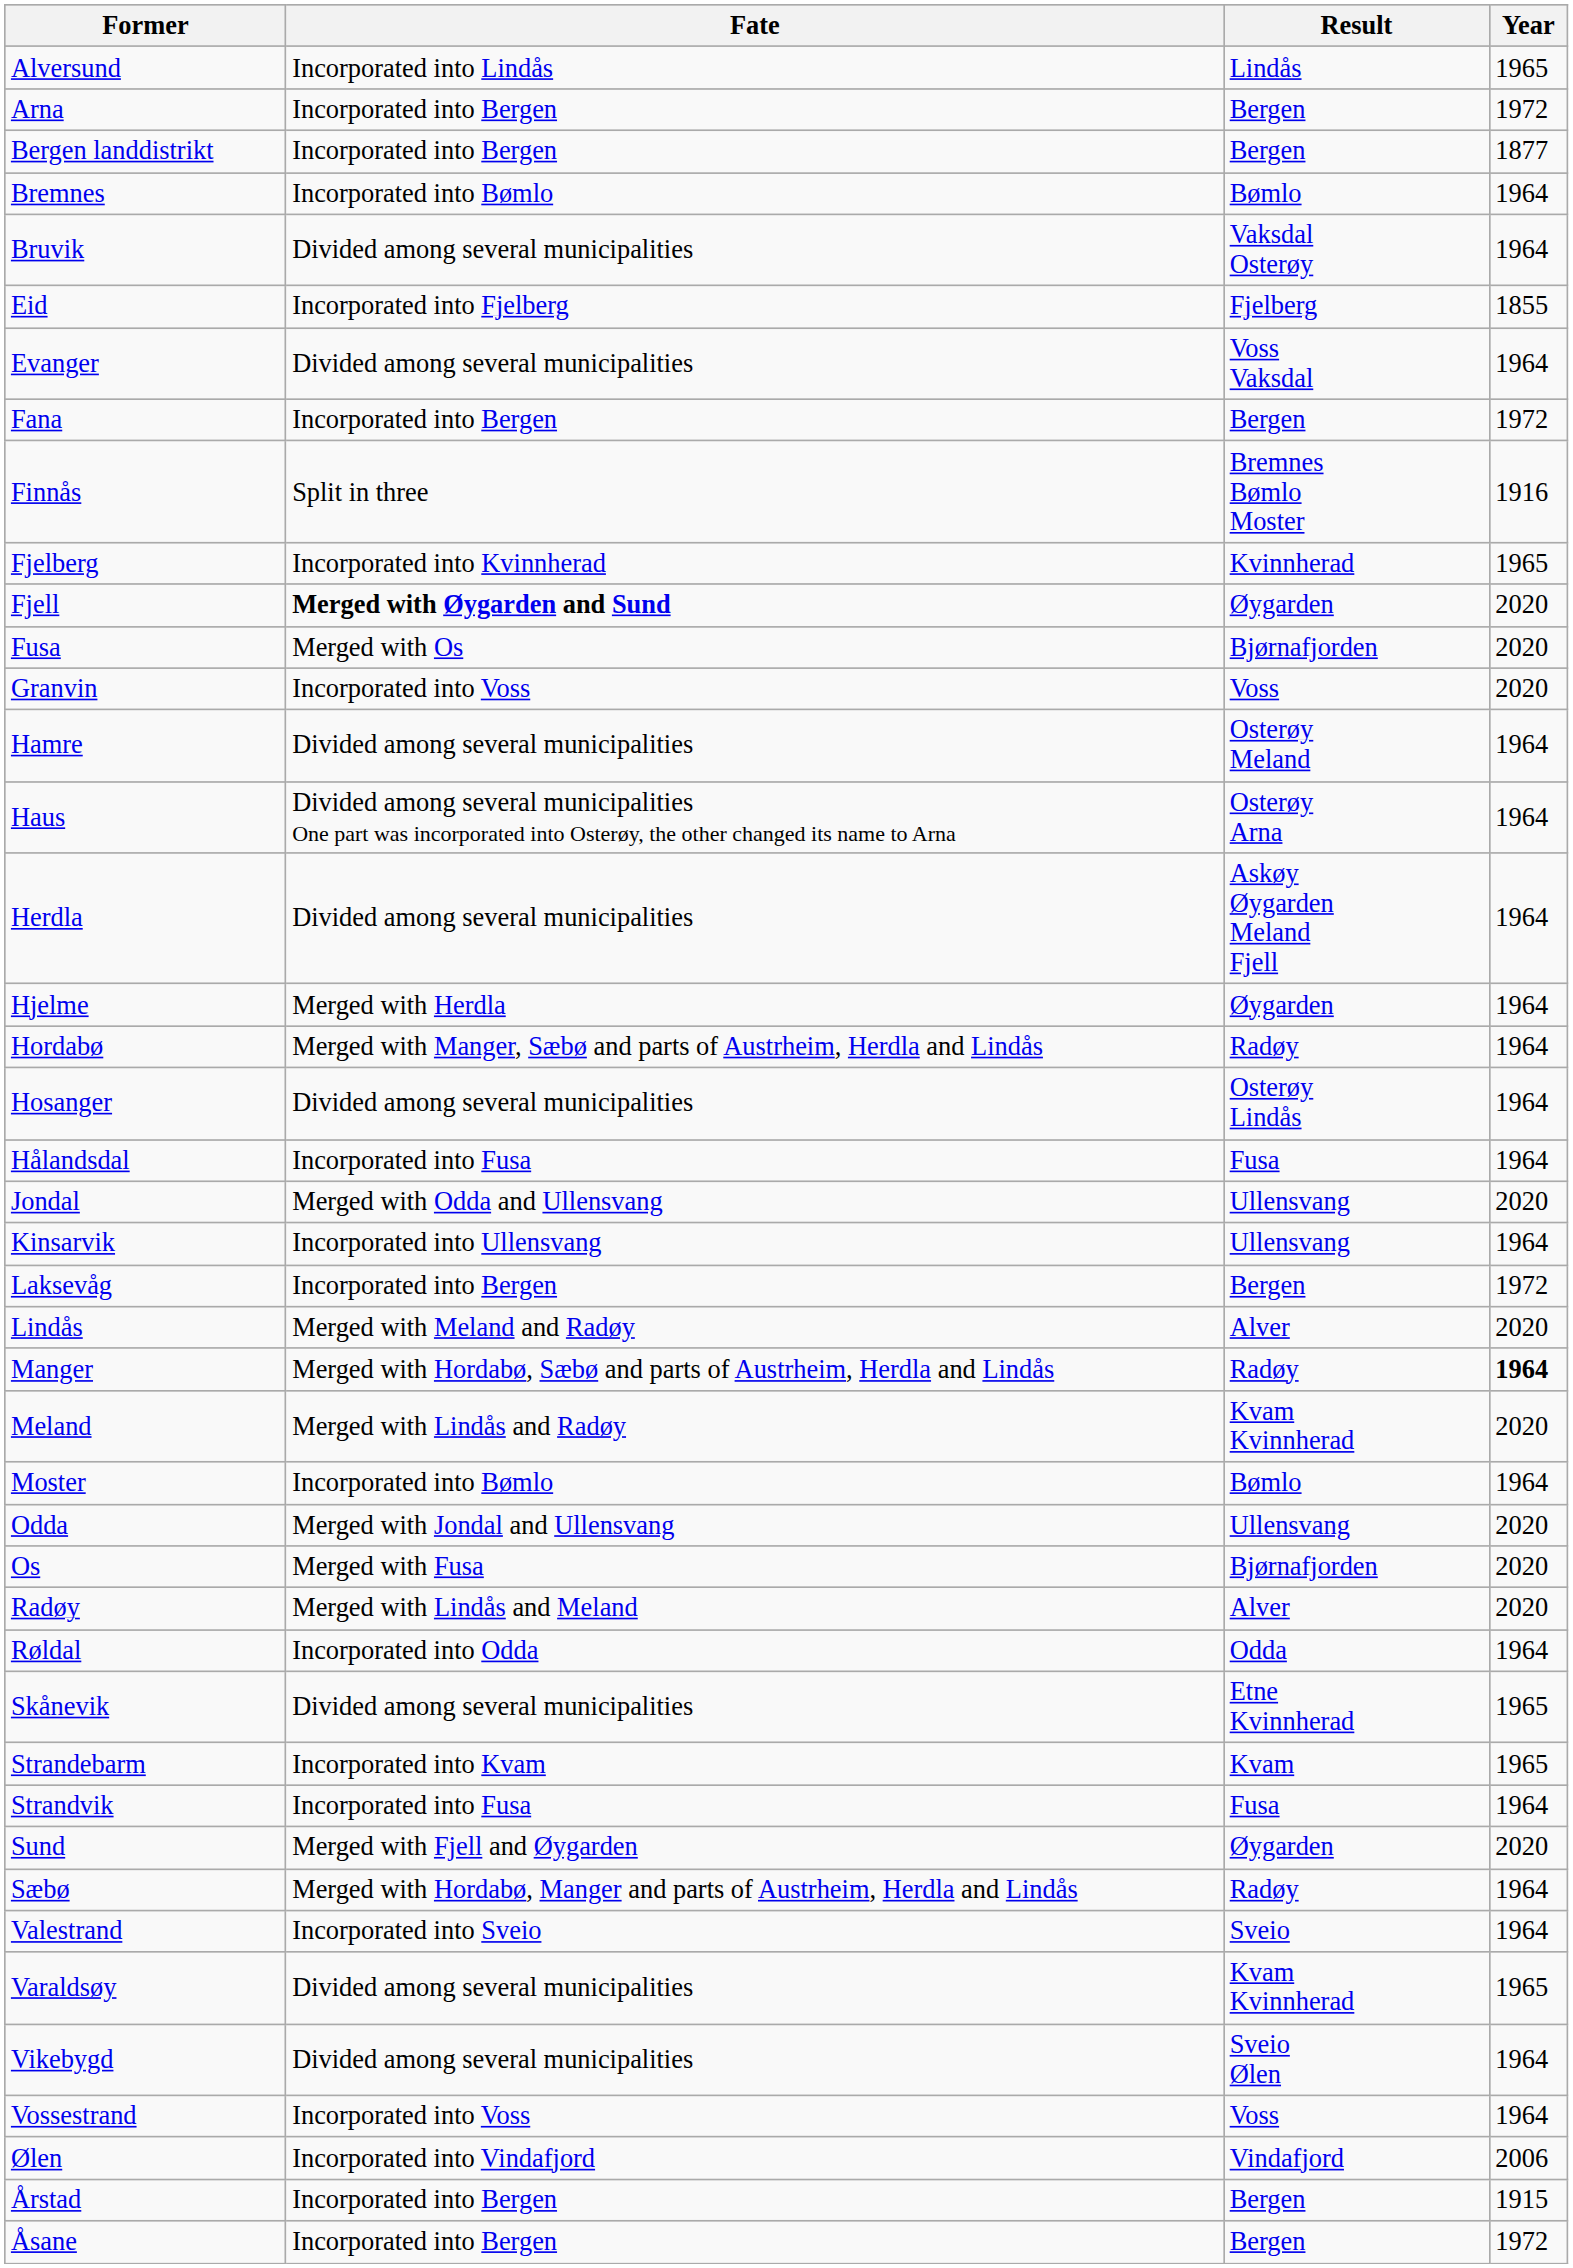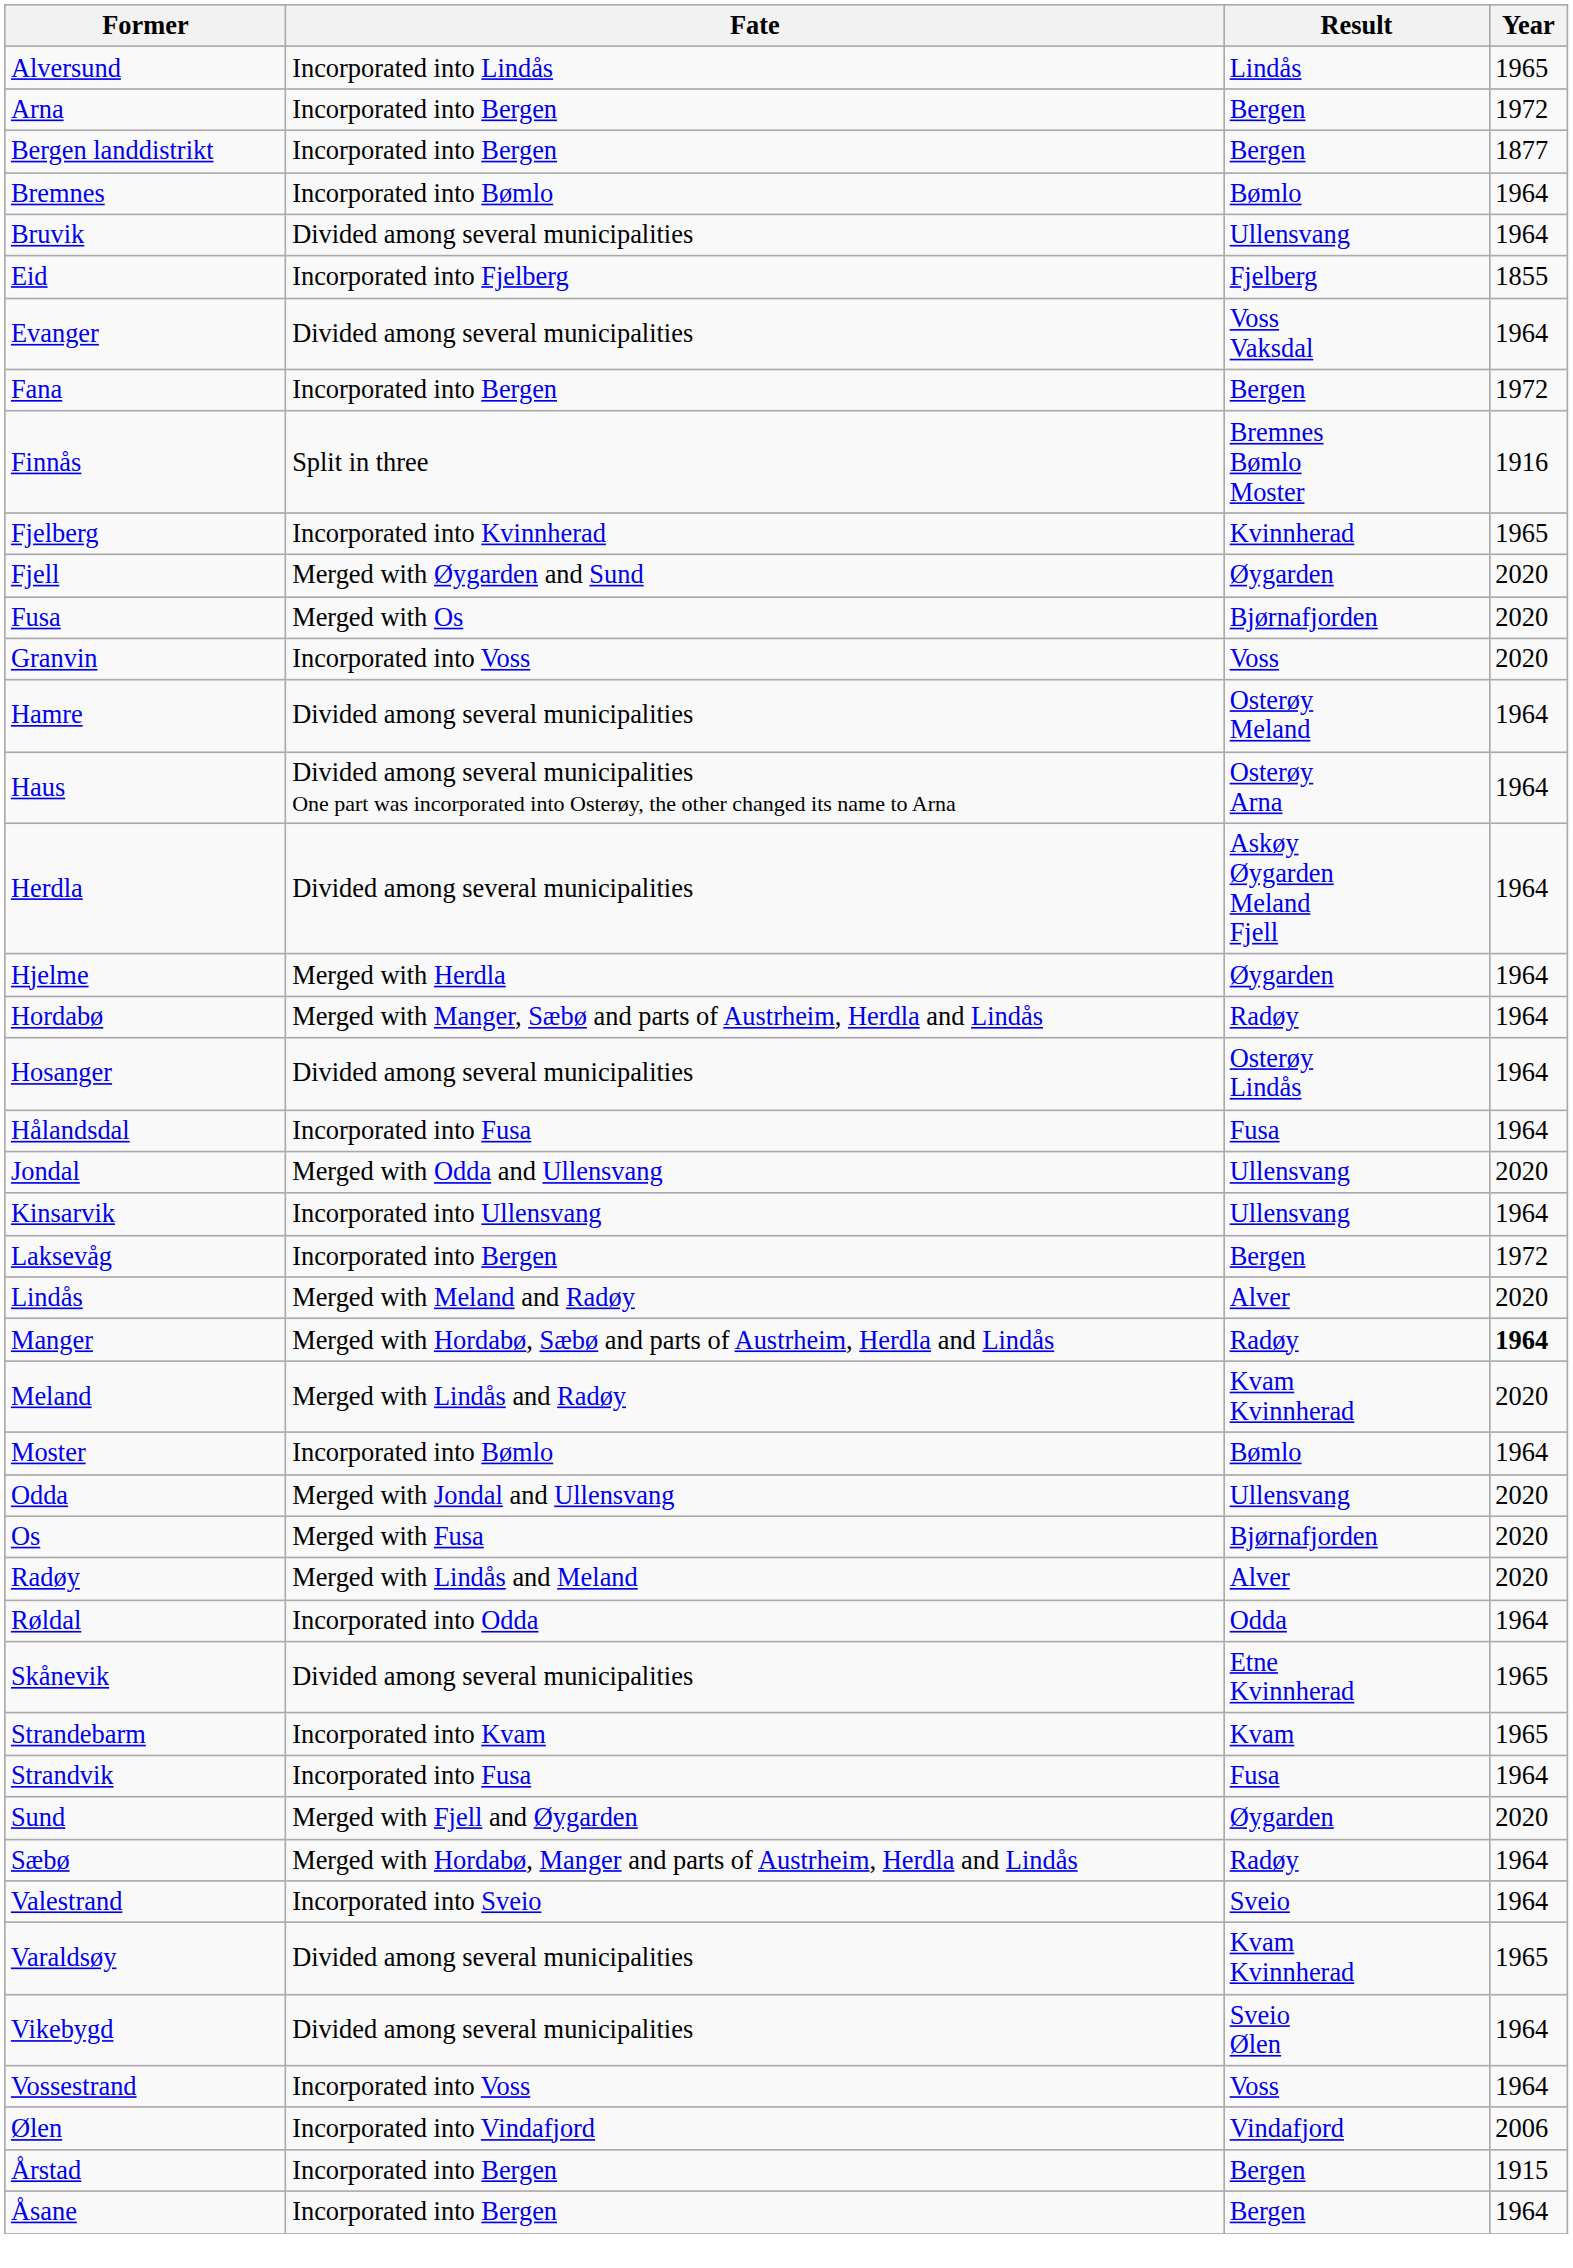(1271, 249) Vaksdal Osterøy -> (1290, 234) Ullensvang
(481, 604) bold -> (468, 575) normal
(1522, 2241) 1972 -> (1522, 2211) 1964
